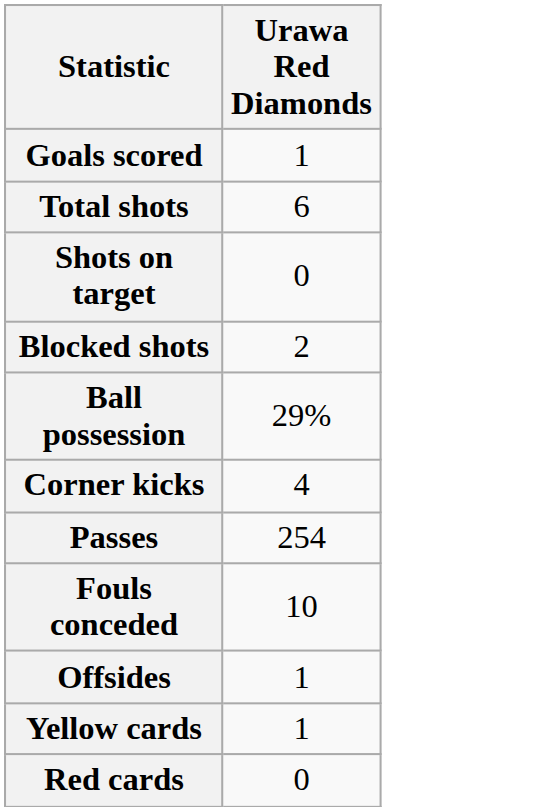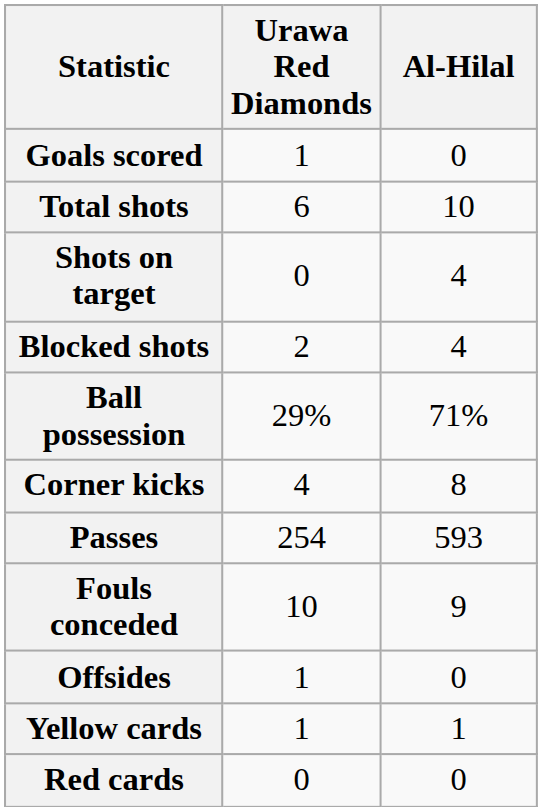+ column: (459, 66)
